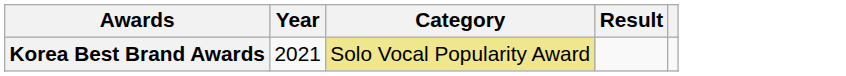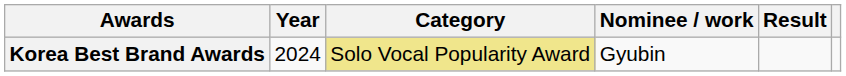+ column: (677, 20)
(298, 53) 2021 -> (298, 53) 2024
